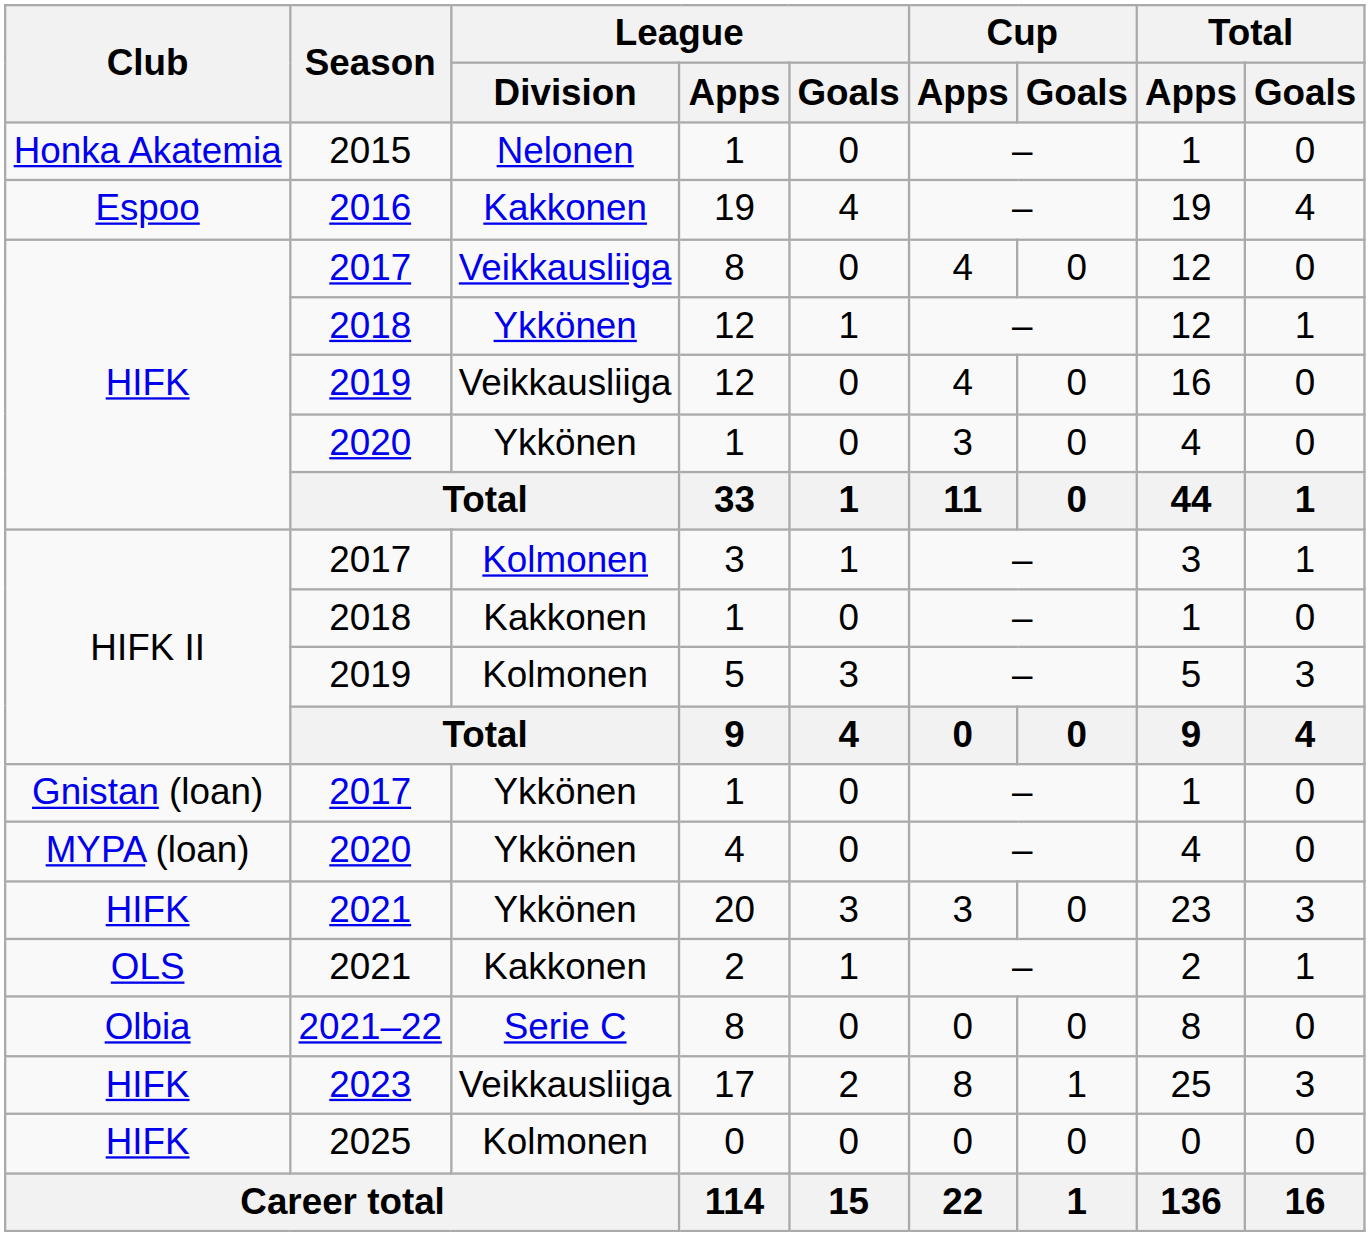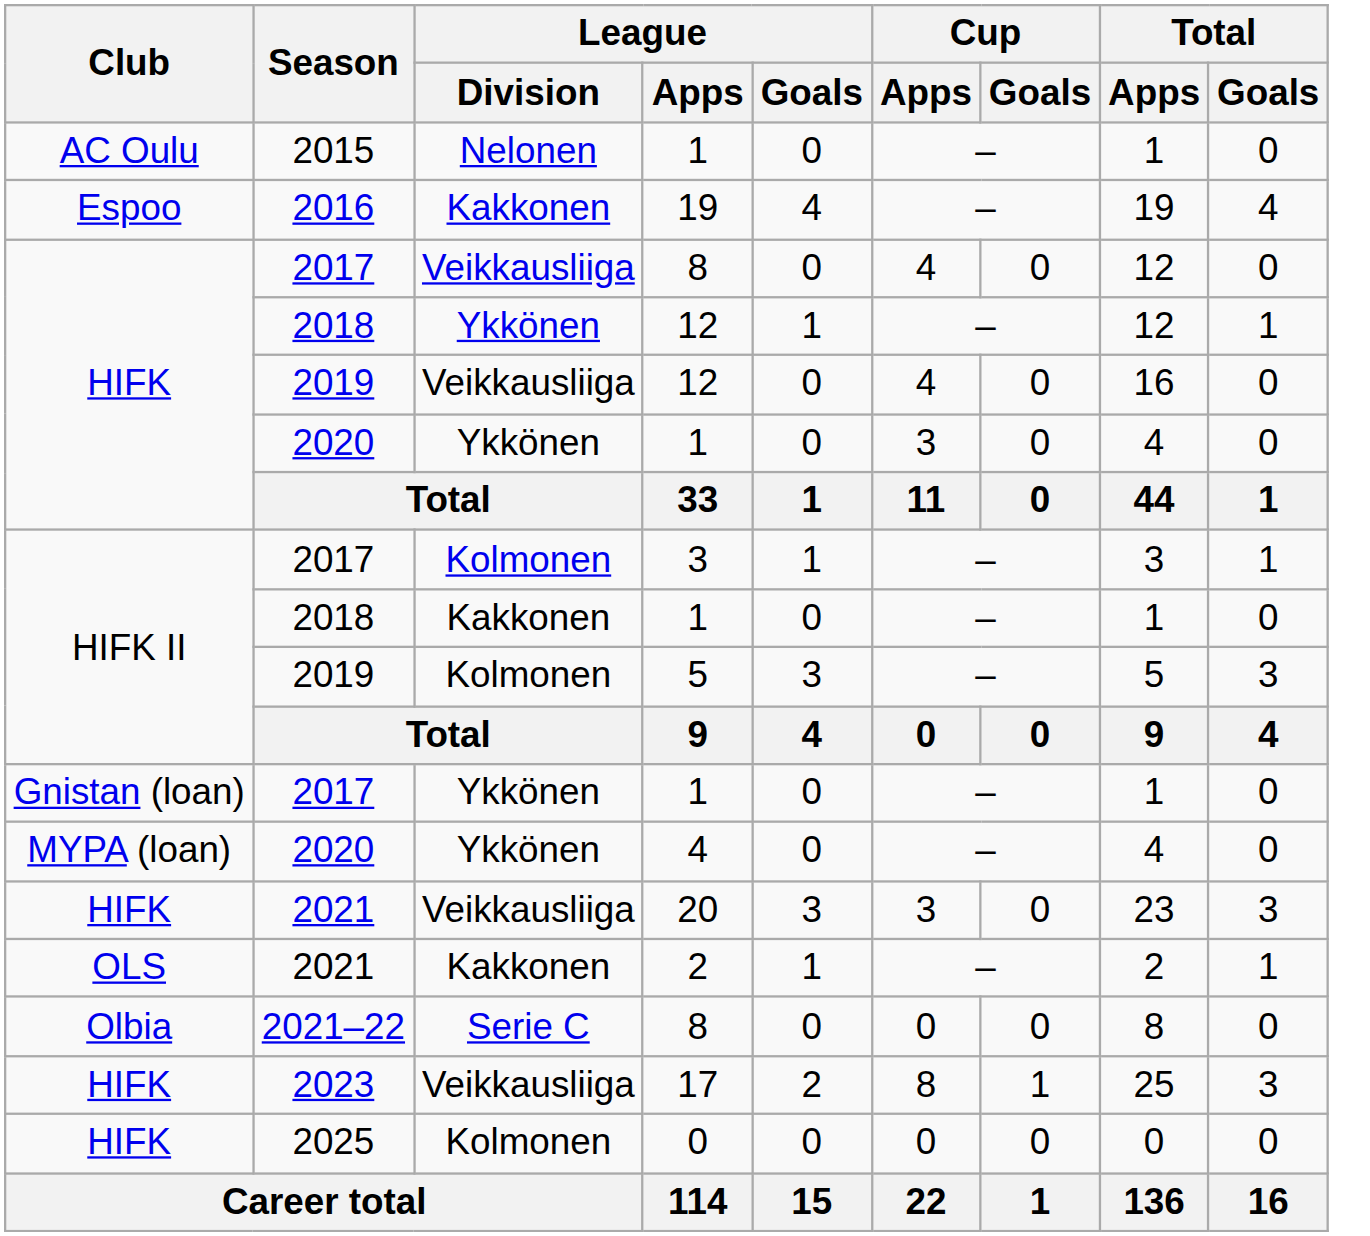(148, 150) Honka Akatemia -> (129, 150) AC Oulu
(565, 909) Ykkönen -> (528, 909) Veikkausliiga
